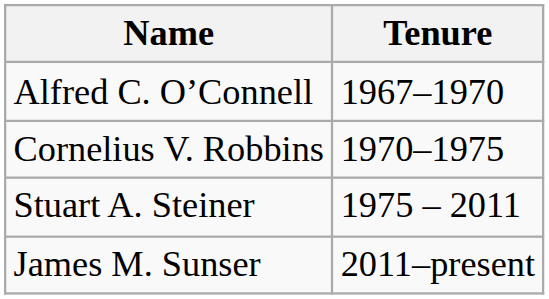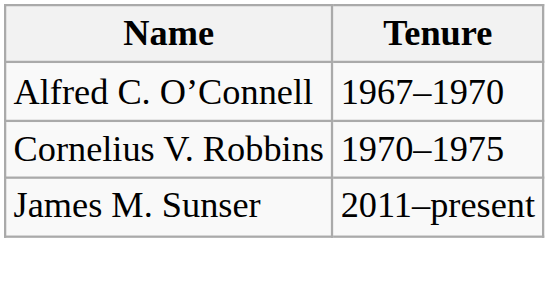- row: (134, 206)
